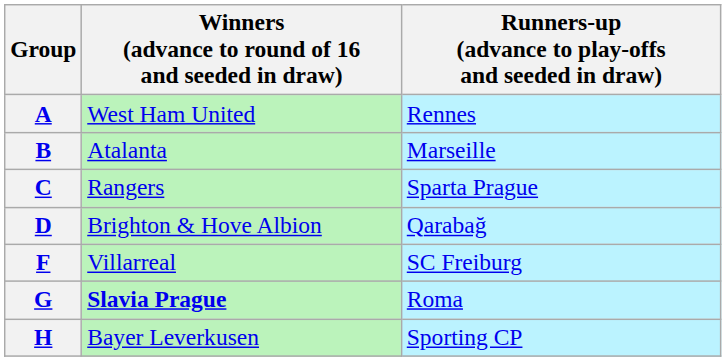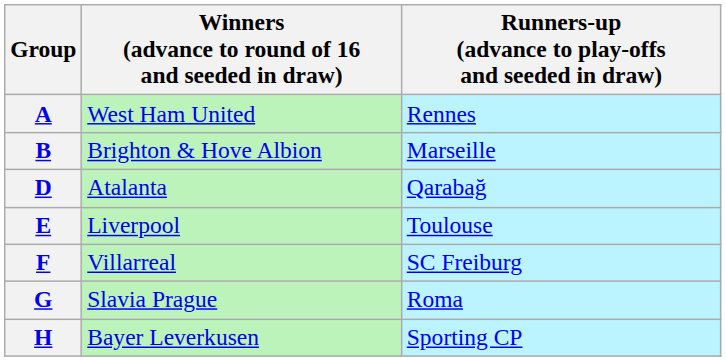(127, 150) Atalanta -> (205, 150) Brighton & Hove Albion
- row: (43, 187)
(205, 225) Brighton & Hove Albion -> (127, 187) Atalanta
+ row: (43, 225)
(157, 299) bold -> (152, 299) normal
